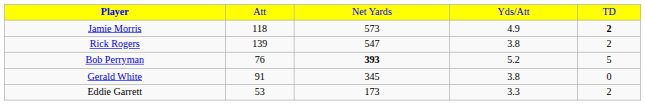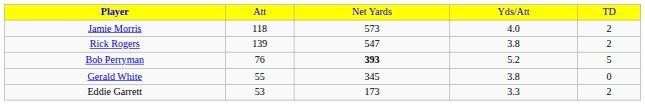(514, 28) 4.9 -> (514, 28) 4.0
(609, 28) bold -> (609, 28) normal
(260, 76) 91 -> (260, 76) 55
